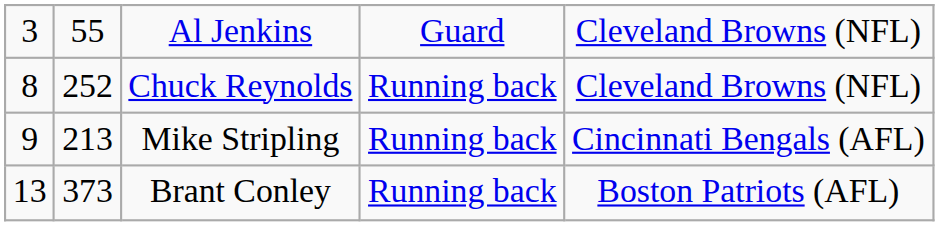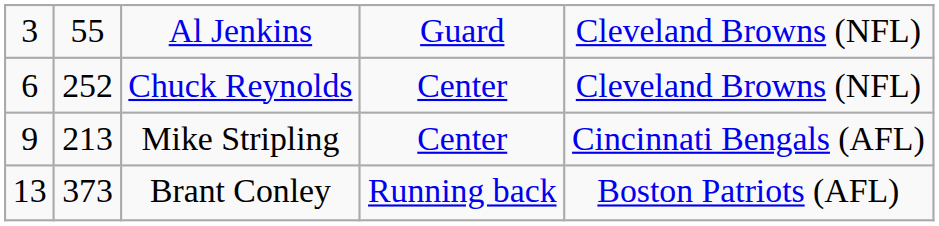(30, 84) 8 -> (30, 84) 6
(462, 84) Running back -> (462, 84) Center
(462, 138) Running back -> (462, 138) Center
